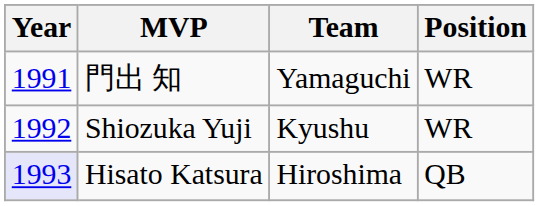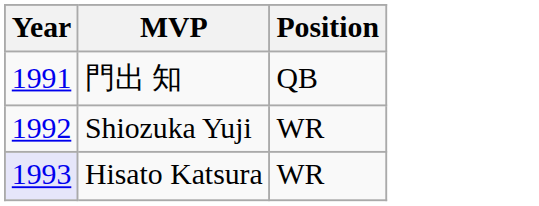- column: (344, 28)
(448, 78) WR -> (297, 78) QB
(445, 175) QB -> (300, 175) WR
